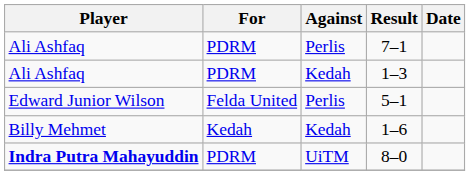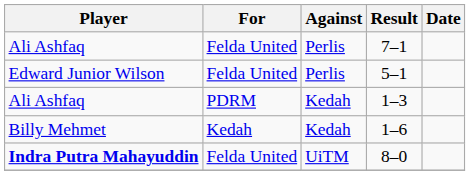(231, 45) PDRM -> (252, 45) Felda United
rows swapped: (394, 101) <-> (394, 73)
(231, 156) PDRM -> (252, 156) Felda United
